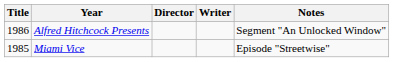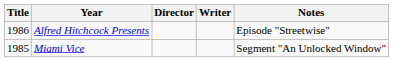(311, 30) Segment "An Unlocked Window" -> (283, 30) Episode "Streetwise"
(283, 48) Episode "Streetwise" -> (311, 48) Segment "An Unlocked Window"
